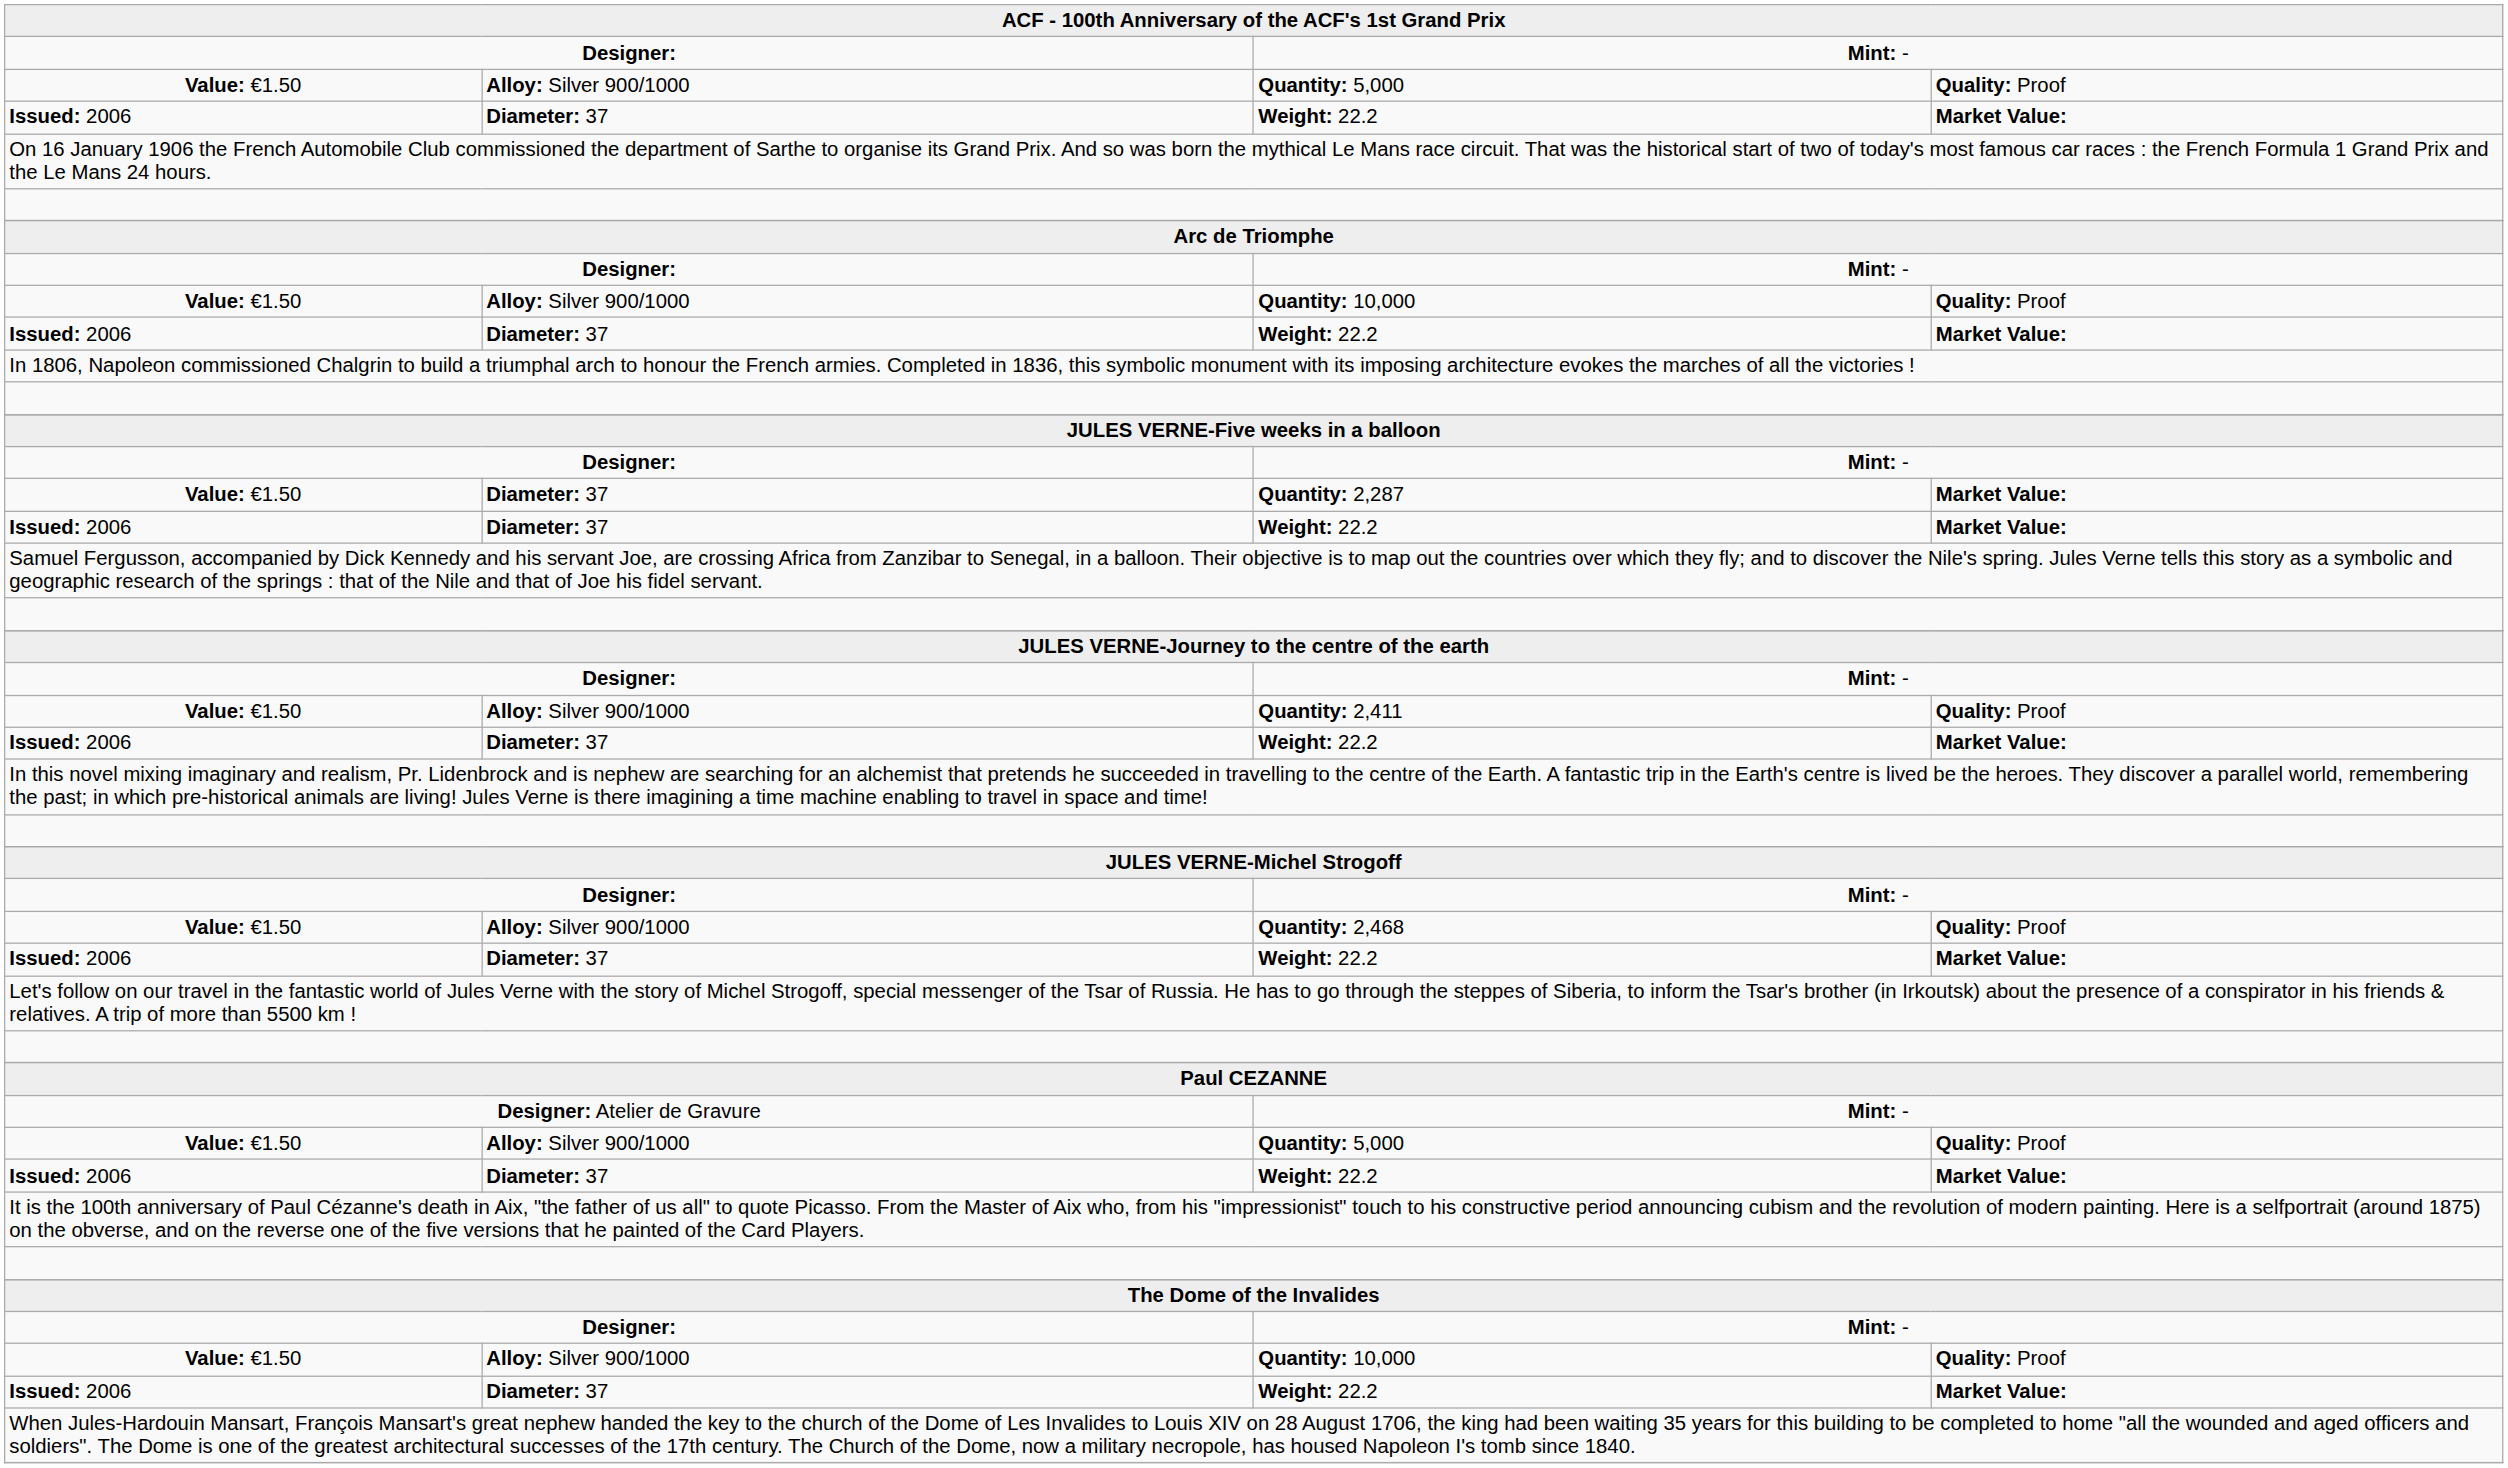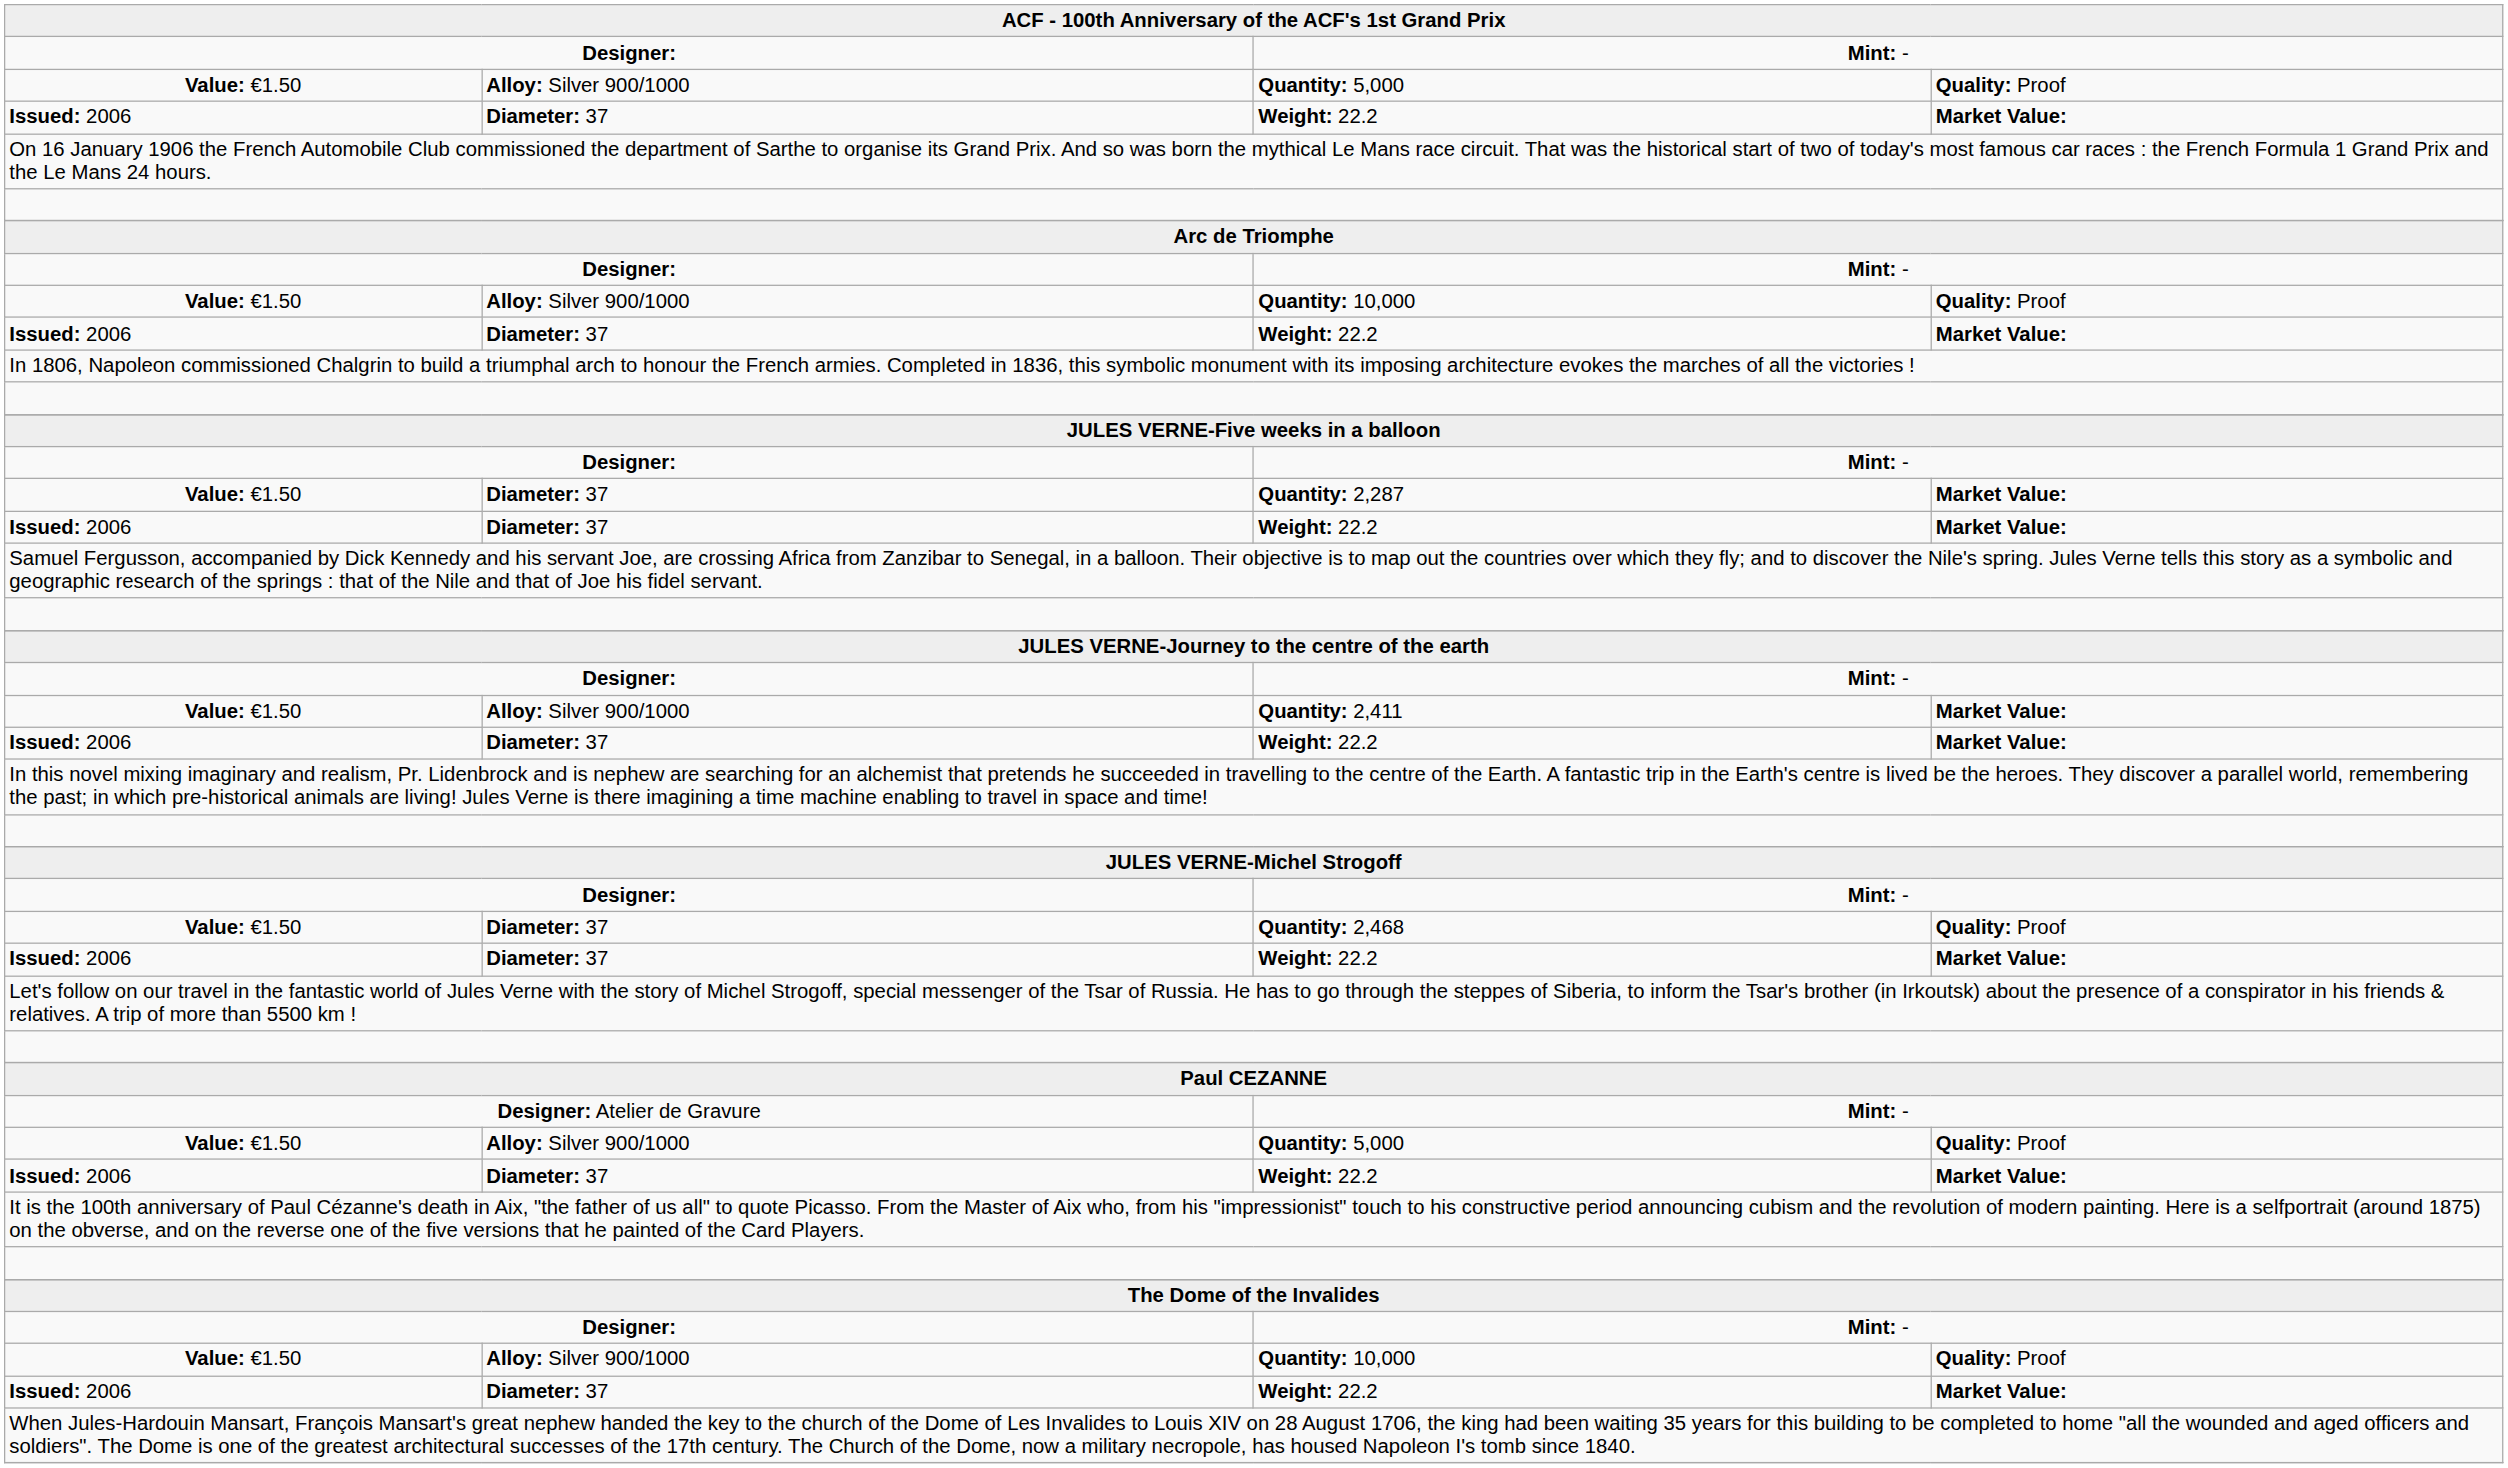(2001, 710) Quality: Proof -> (2001, 710) Market Value:
(588, 927) Alloy: Silver 900/1000 -> (547, 927) Diameter: 37
